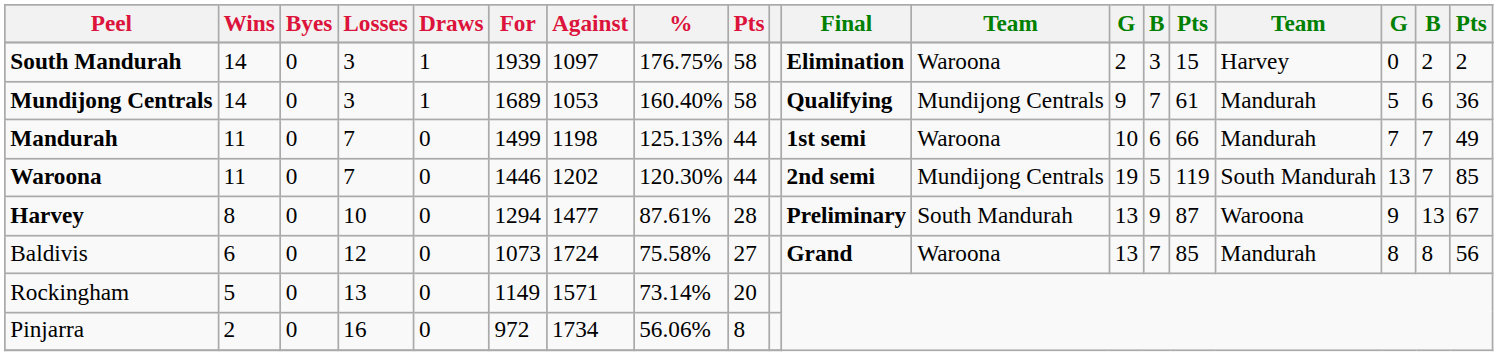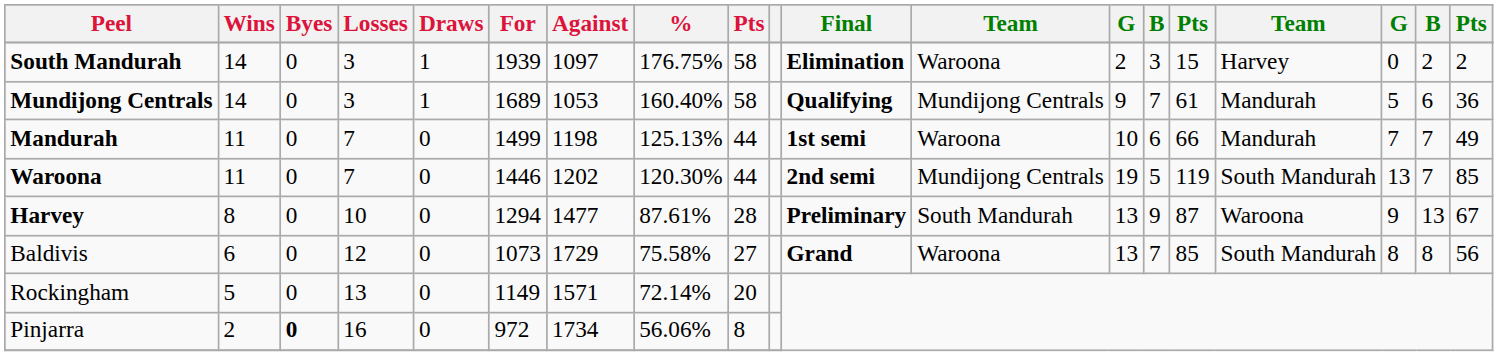(575, 253) 1724 -> (575, 253) 1729
(1268, 253) Mandurah -> (1298, 253) South Mandurah
(675, 291) 73.14% -> (675, 291) 72.14%
(292, 330) normal -> (292, 330) bold
